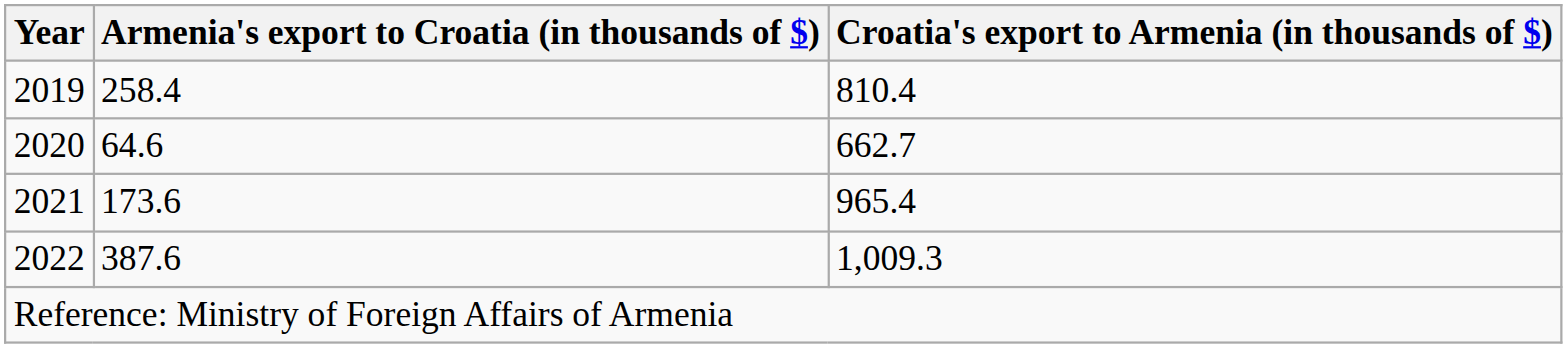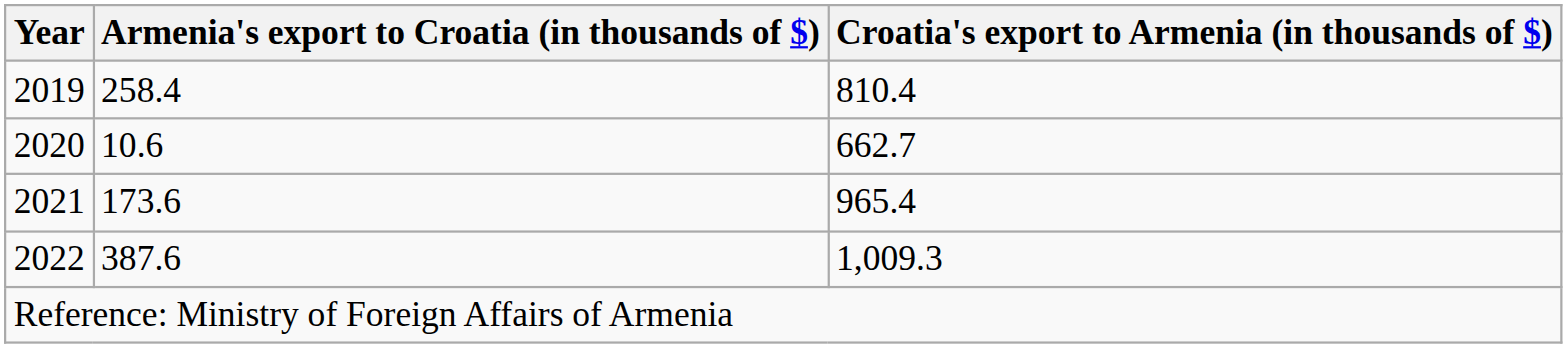(132, 145) 64.6 -> (132, 145) 10.6
